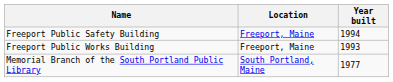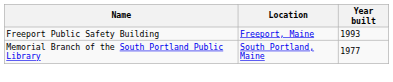(350, 34) 1994 -> (350, 34) 1993
- row: (80, 47)
